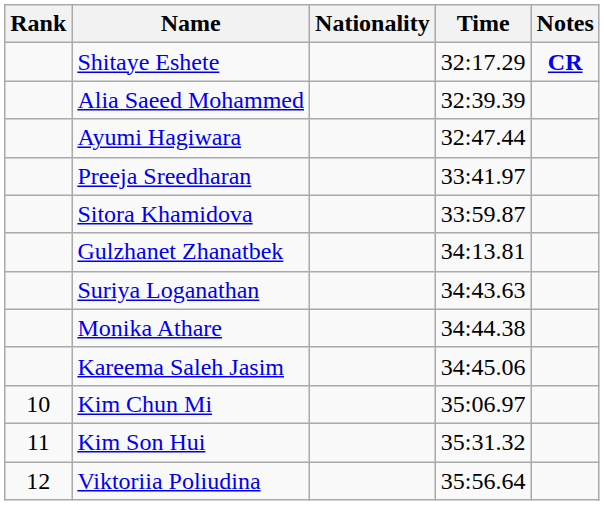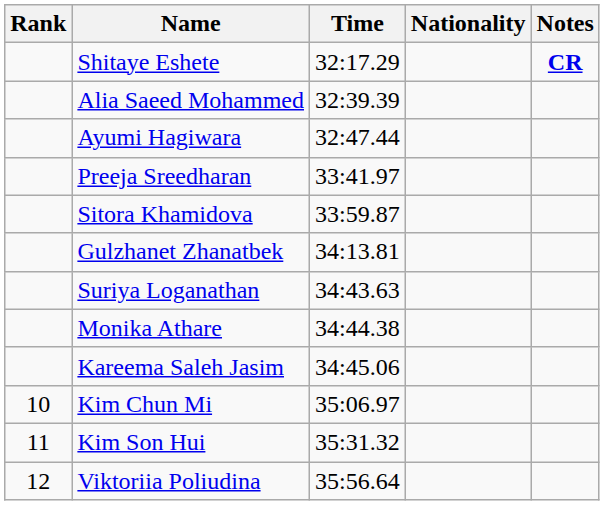columns swapped: (372, 23) <-> (483, 23)
